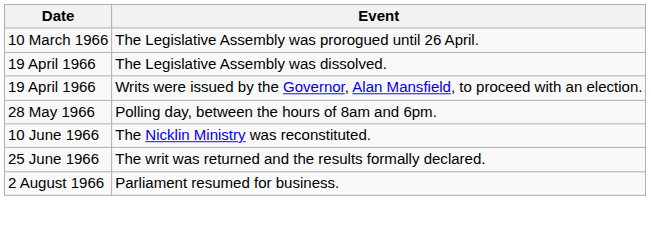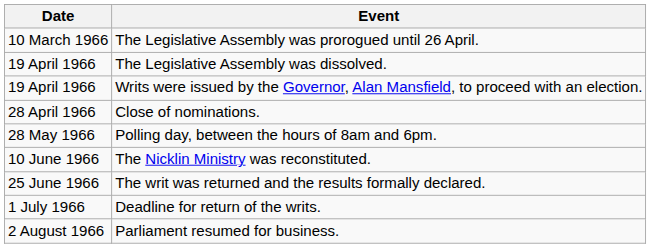+ row: (188, 111)
+ row: (218, 207)
